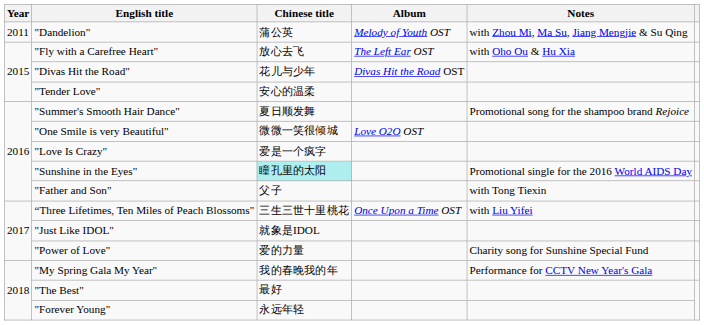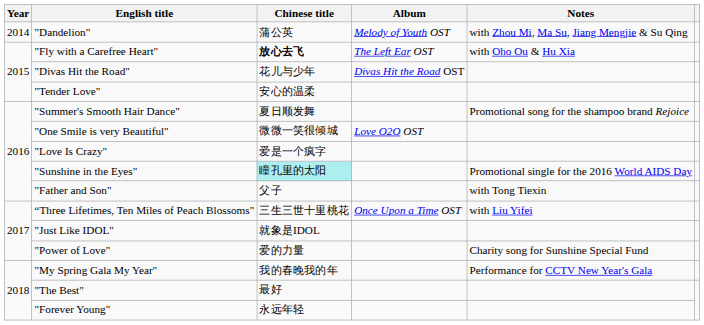(18, 32) 2011 -> (18, 32) 2014
(282, 51) normal -> (282, 51) bold
